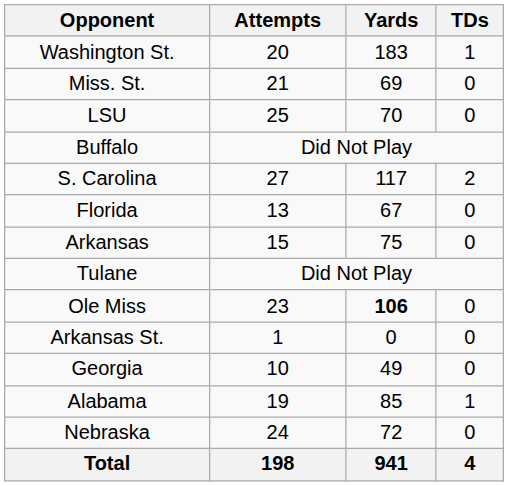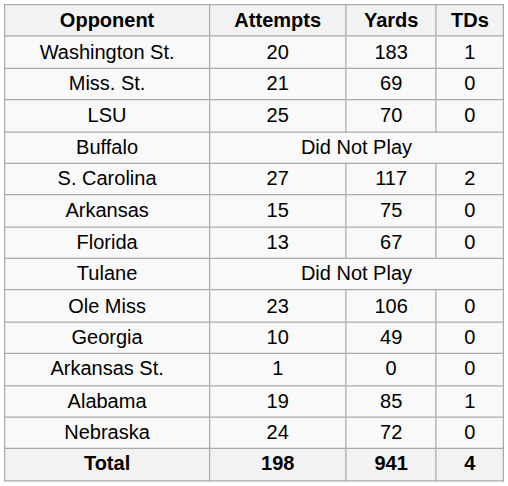rows swapped: (107, 242) <-> (107, 210)
(391, 305) bold -> (391, 305) normal
rows swapped: (107, 337) <-> (107, 369)
